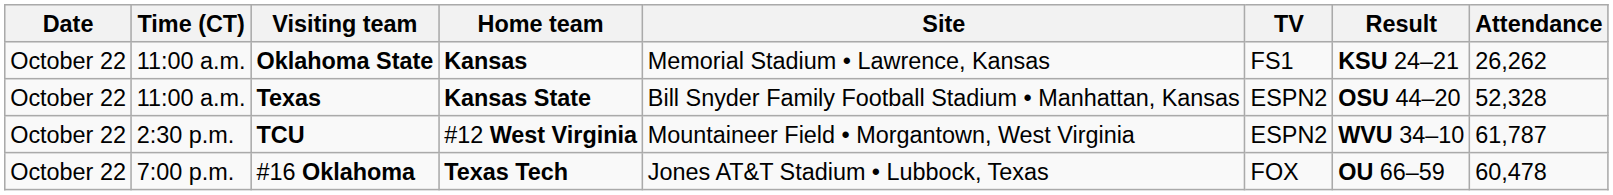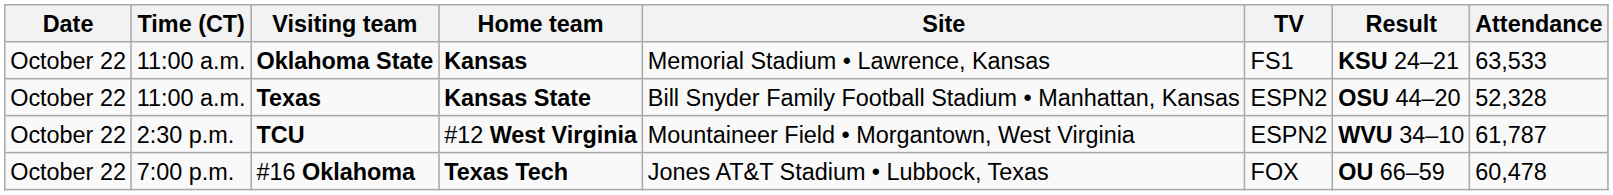(1511, 61) 26,262 -> (1511, 61) 63,533
